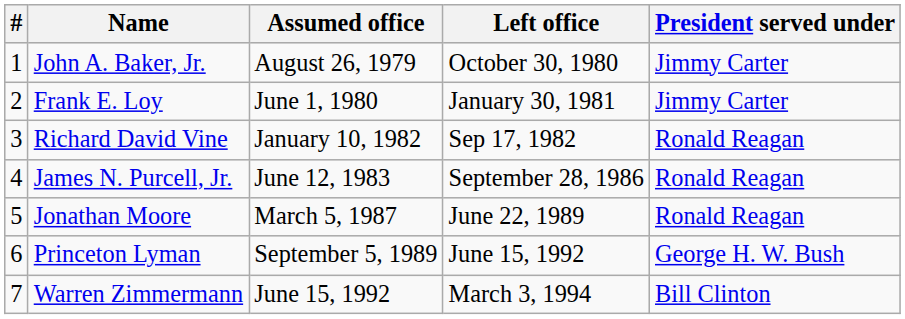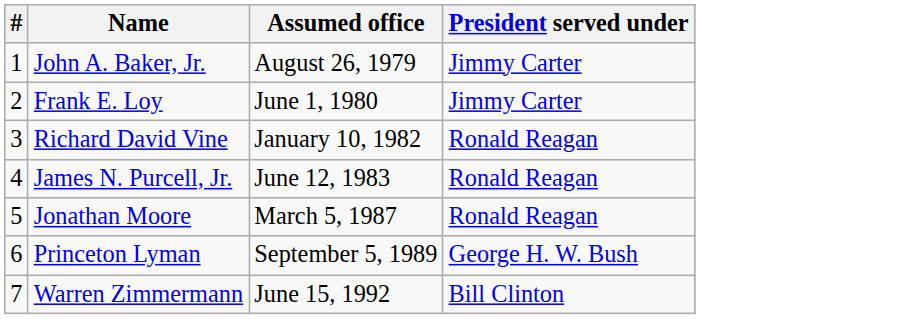- column: (546, 23)
